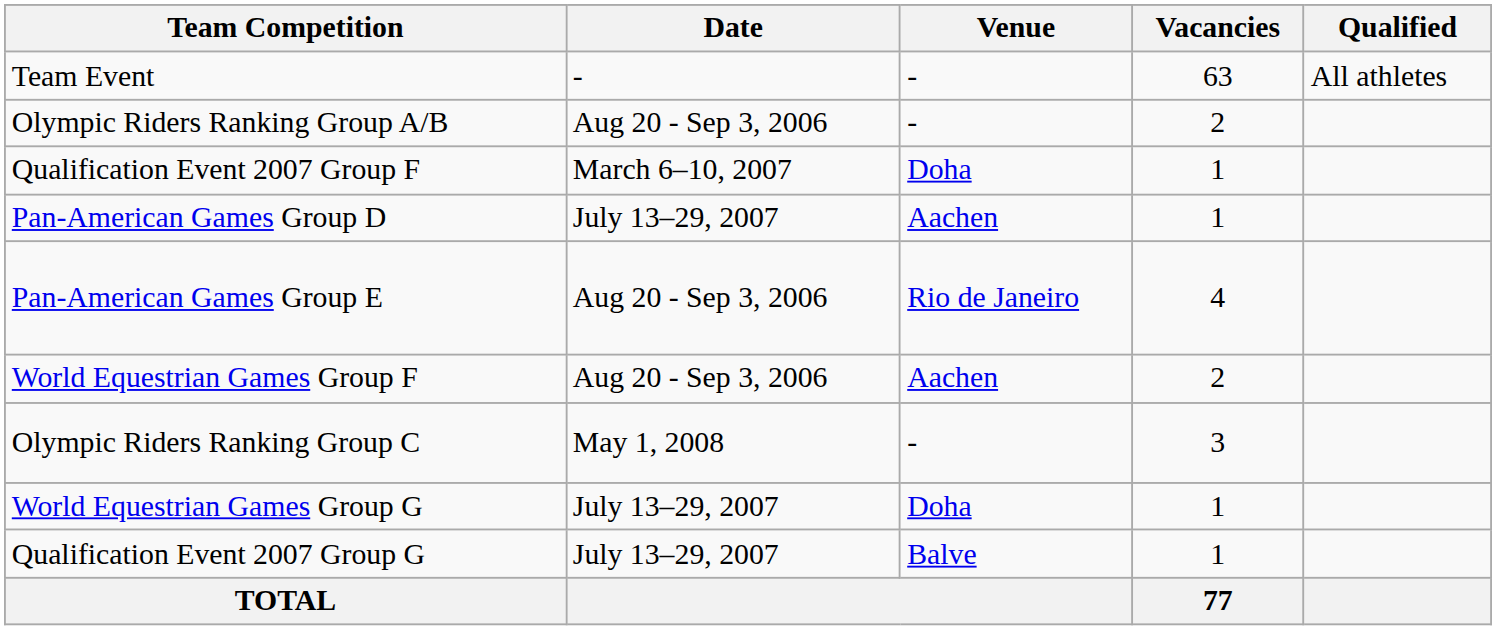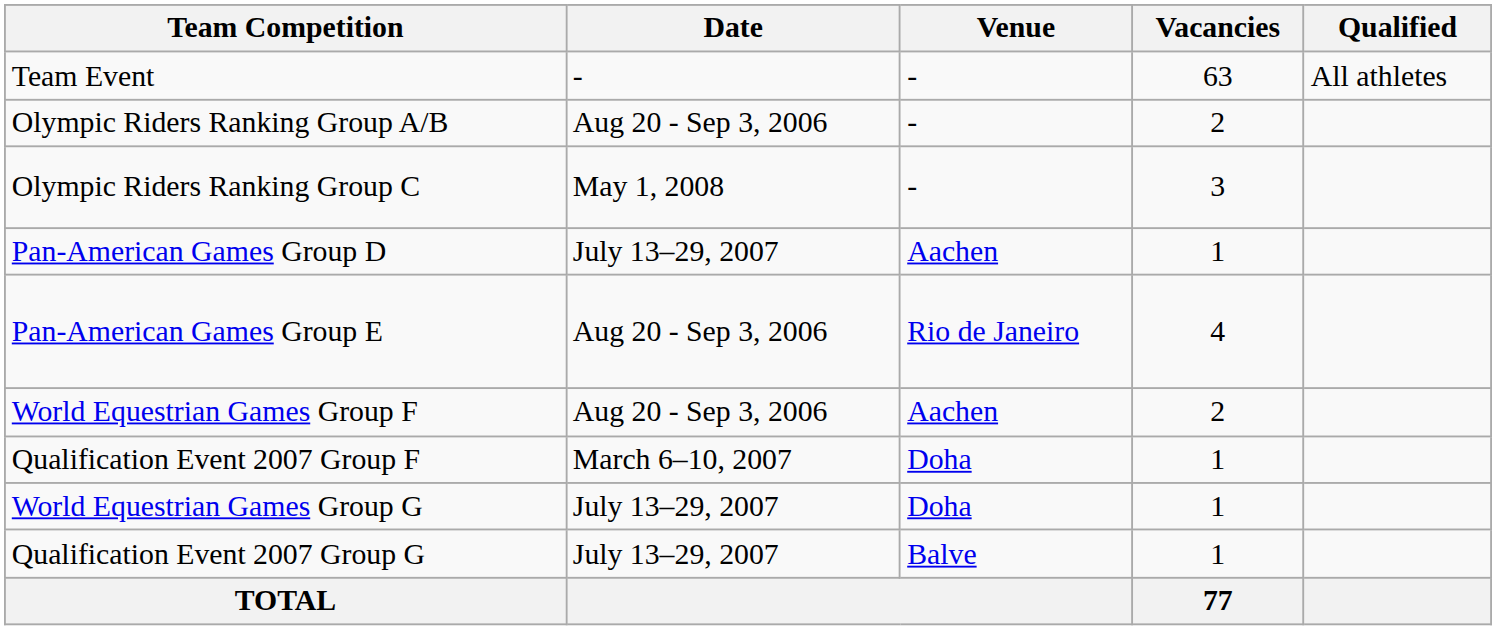rows swapped: (216, 442) <-> (216, 169)
